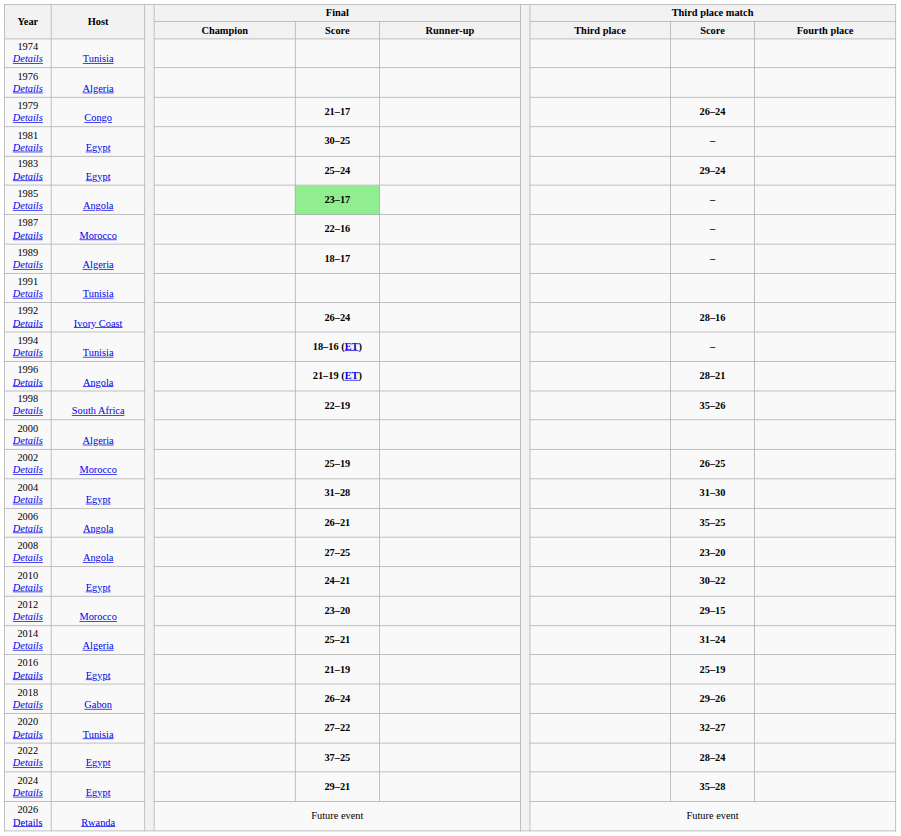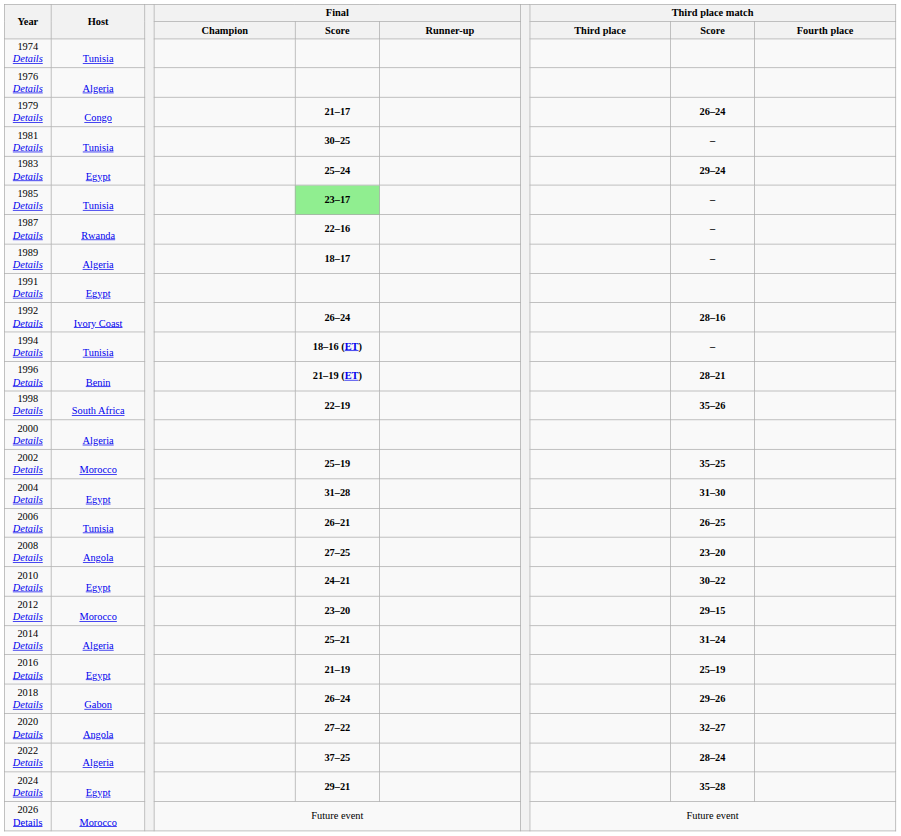(98, 147) Egypt -> (98, 147) Tunisia
(98, 206) Angola -> (98, 206) Tunisia
(98, 235) Morocco -> (98, 235) Rwanda
(98, 294) Tunisia -> (98, 294) Egypt
(98, 382) Angola -> (98, 382) Benin
(713, 464) 26–25 -> (713, 464) 35–25
(98, 529) Angola -> (98, 529) Tunisia
(713, 523) 35–25 -> (713, 523) 26–25
(98, 734) Tunisia -> (98, 734) Angola
(98, 764) Egypt -> (98, 764) Algeria
(98, 822) Rwanda -> (98, 822) Morocco
